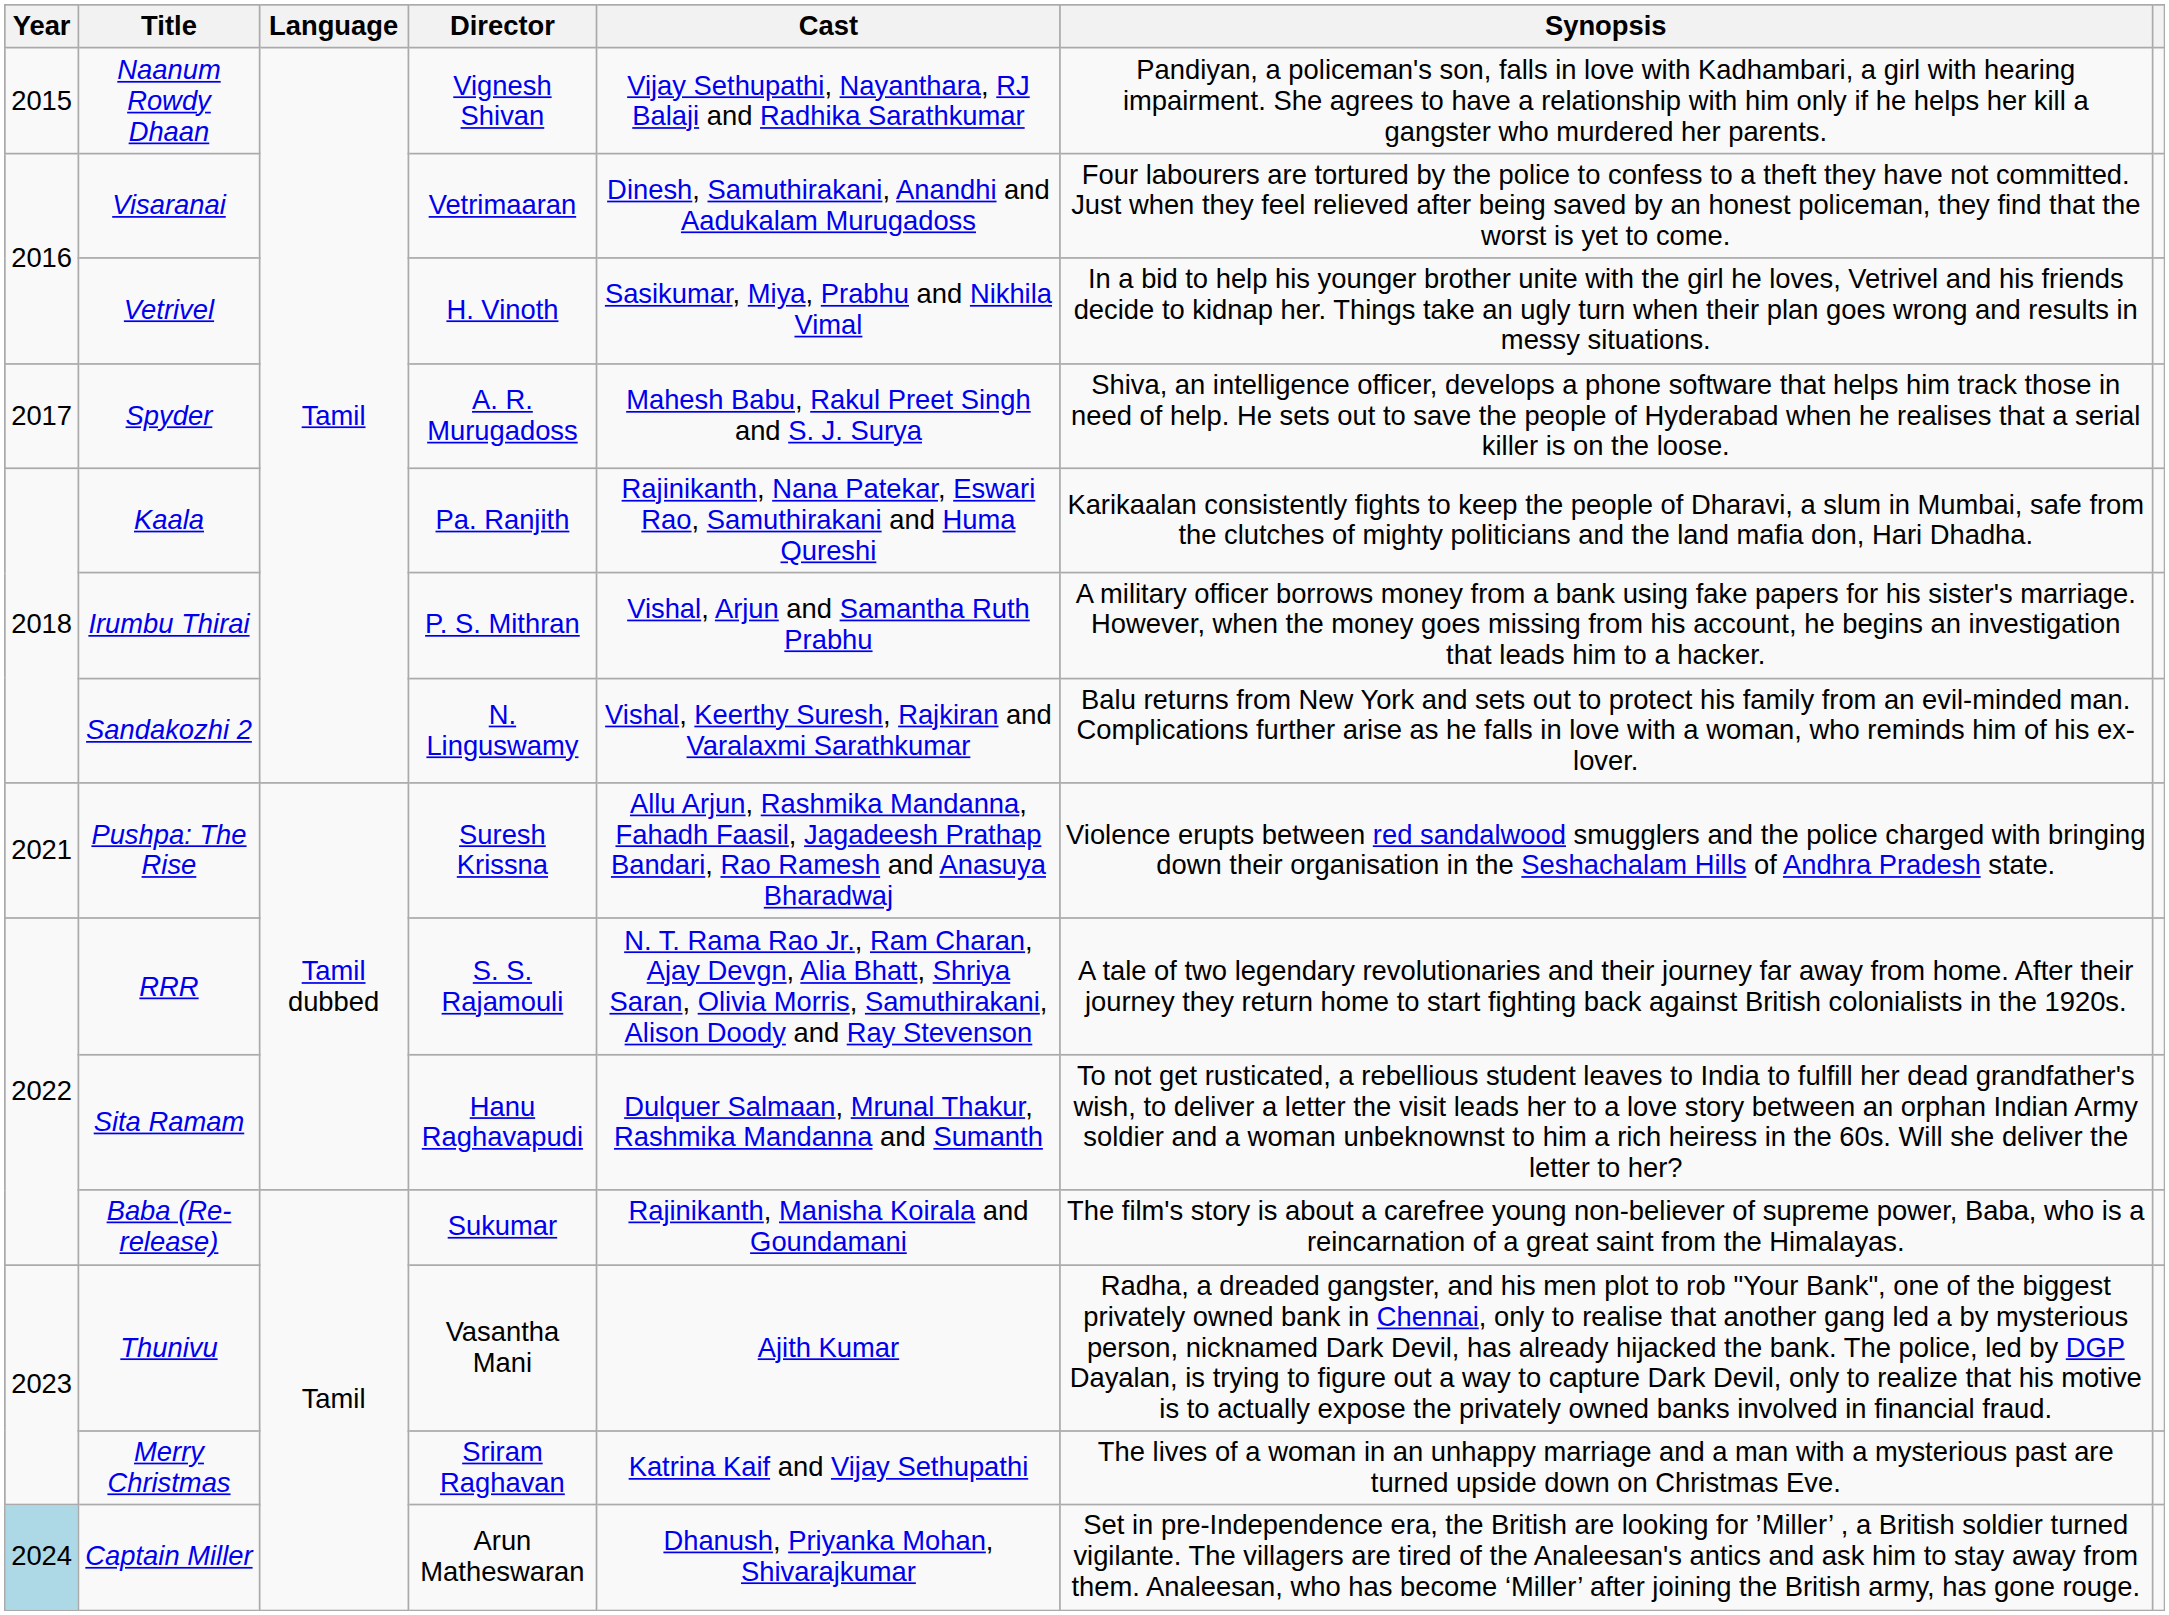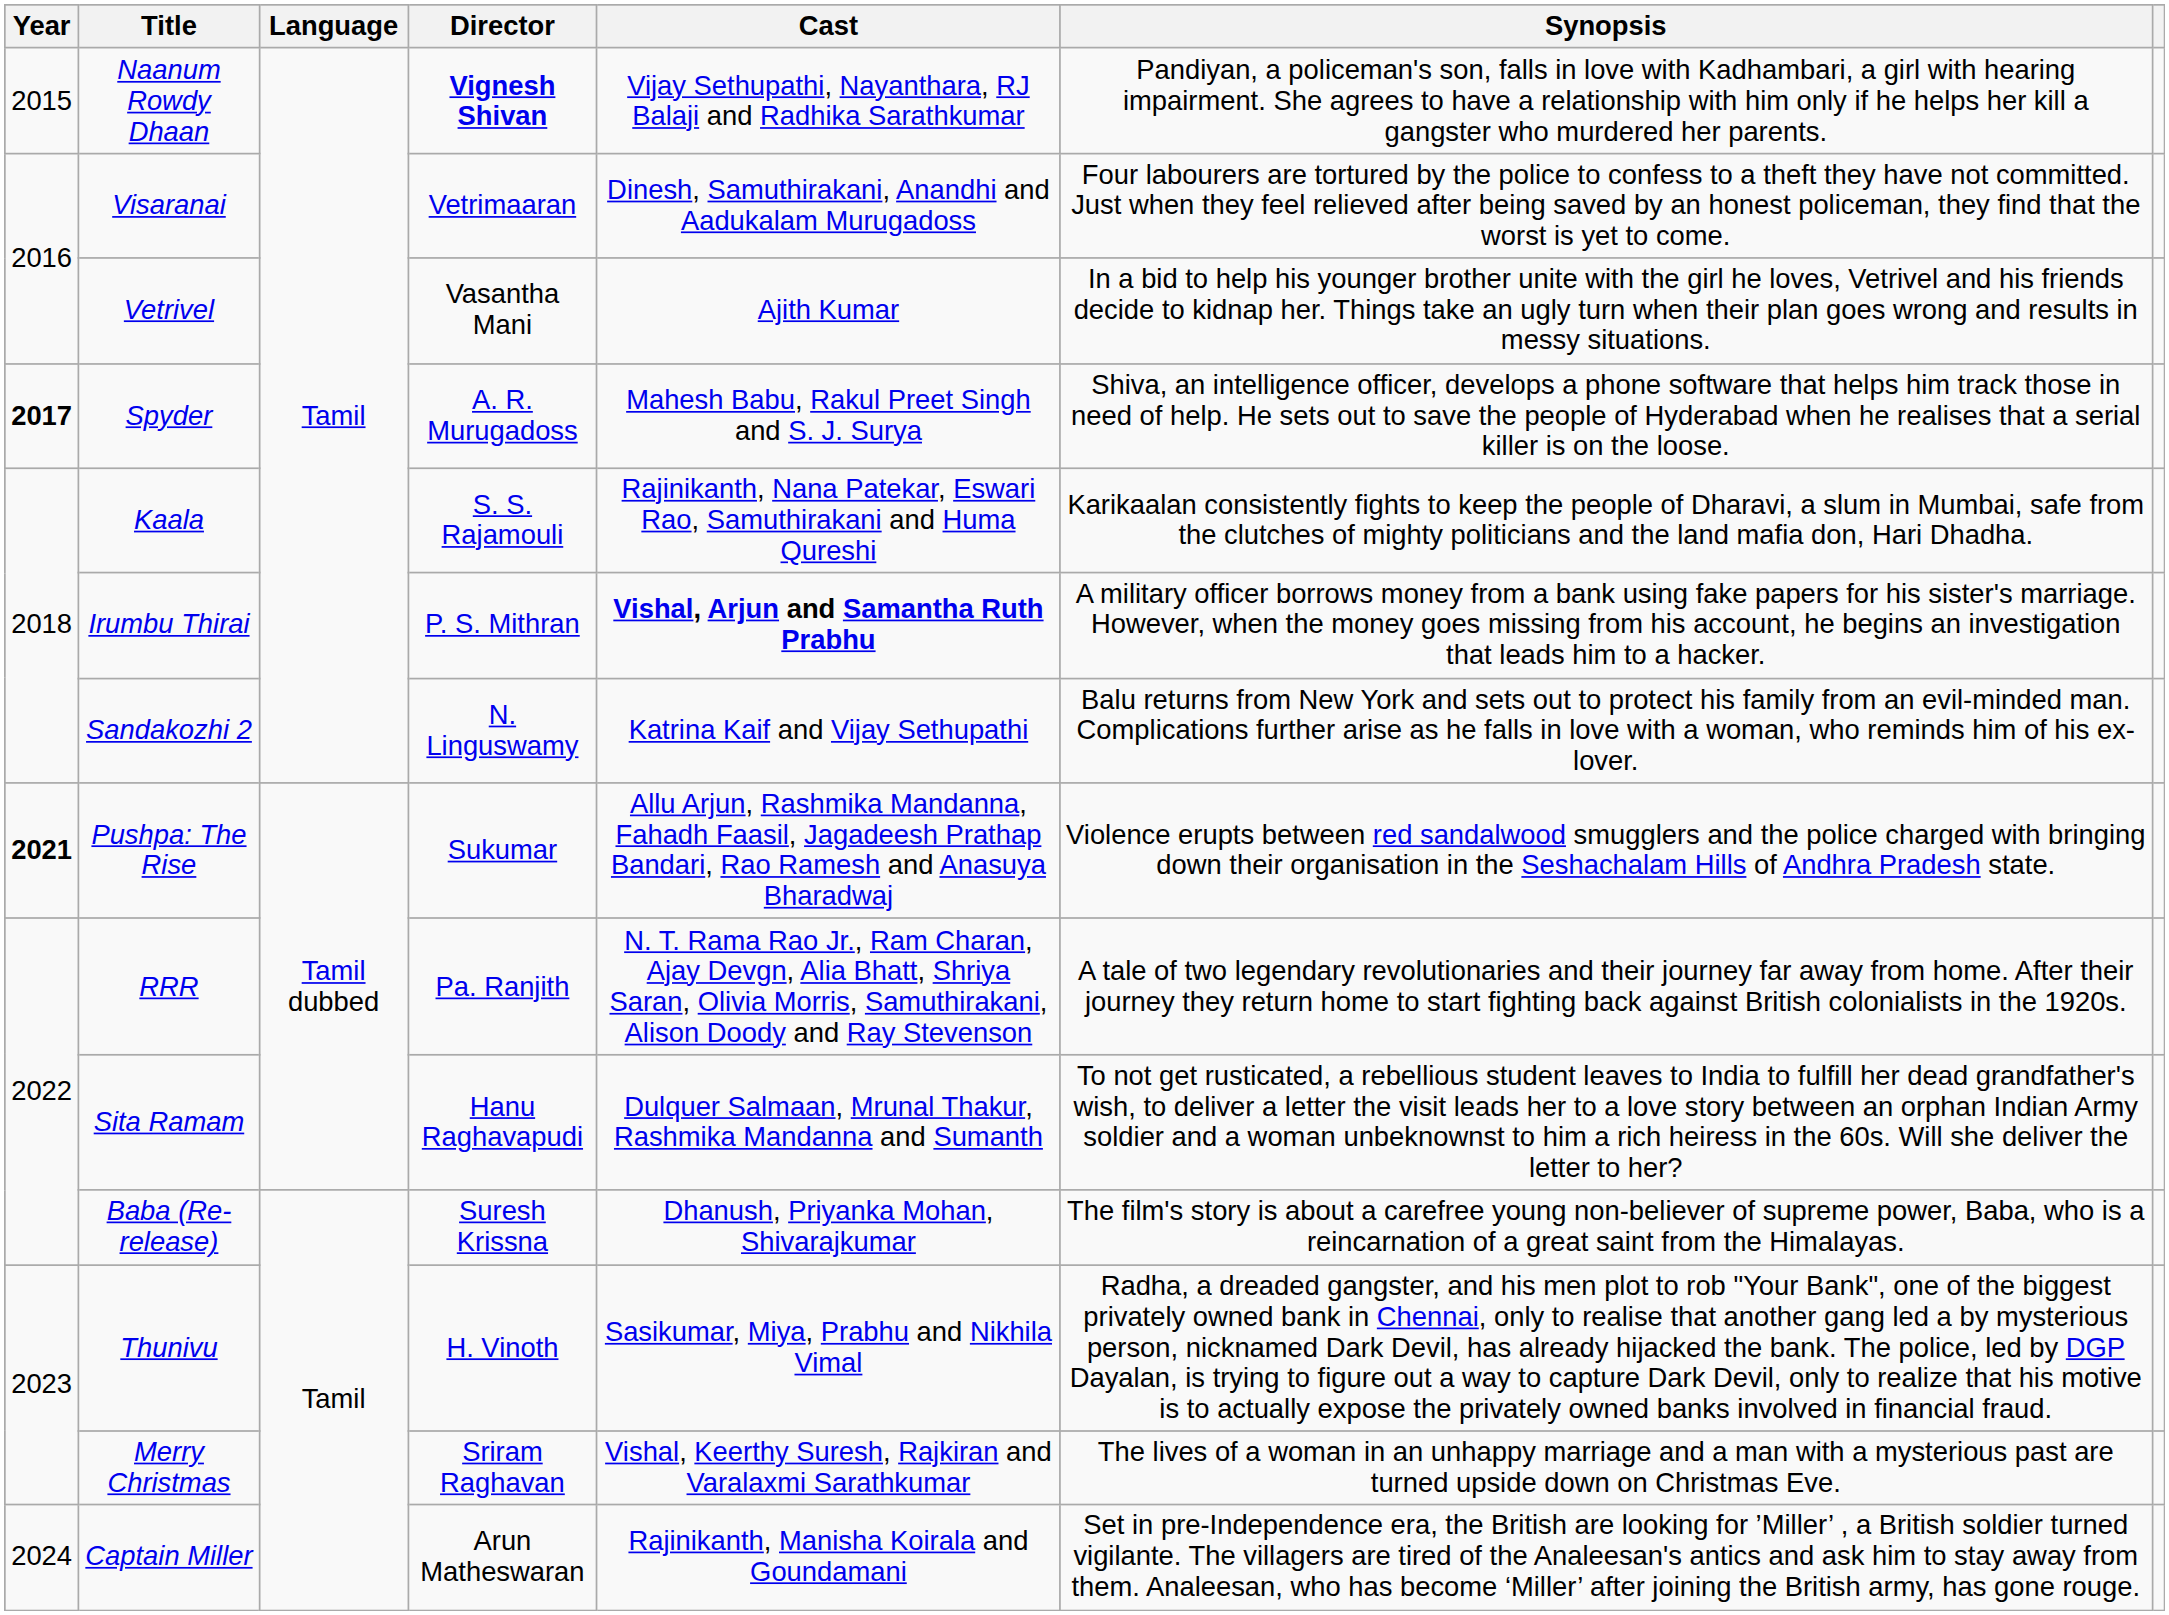(502, 100) normal -> (502, 100) bold
(502, 310) H. Vinoth -> (502, 310) Vasantha Mani
(828, 310) Sasikumar, Miya, Prabhu and Nikhila Vimal -> (828, 310) Ajith Kumar
(42, 415) normal -> (42, 415) bold
(502, 520) Pa. Ranjith -> (502, 520) S. S. Rajamouli
(828, 625) normal -> (828, 625) bold
(828, 730) Vishal, Keerthy Suresh, Rajkiran and Varalaxmi Sarathkumar -> (828, 730) Katrina Kaif and Vijay Sethupathi
(42, 850) normal -> (42, 850) bold
(502, 850) Suresh Krissna -> (502, 850) Sukumar
(502, 986) S. S. Rajamouli -> (502, 986) Pa. Ranjith
(502, 1226) Sukumar -> (502, 1226) Suresh Krissna
(828, 1226) Rajinikanth, Manisha Koirala and Goundamani -> (828, 1226) Dhanush, Priyanka Mohan, Shivarajkumar
(502, 1347) Vasantha Mani -> (502, 1347) H. Vinoth
(828, 1347) Ajith Kumar -> (828, 1347) Sasikumar, Miya, Prabhu and Nikhila Vimal
(828, 1467) Katrina Kaif and Vijay Sethupathi -> (828, 1467) Vishal, Keerthy Suresh, Rajkiran and Varalaxmi Sarathkumar
(42, 1557) lightblue background -> (42, 1557) no background
(828, 1557) Dhanush, Priyanka Mohan, Shivarajkumar -> (828, 1557) Rajinikanth, Manisha Koirala and Goundamani
